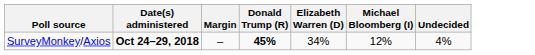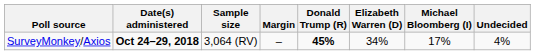+ column: (231, 19)
(381, 41) 12% -> (439, 41) 17%
